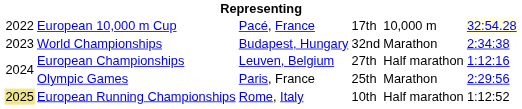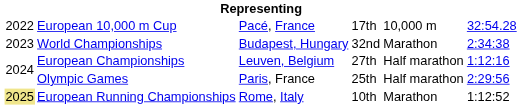(492, 26) lightyellow background -> (492, 26) no background
(410, 79) Marathon -> (423, 79) Half marathon
(423, 96) Half marathon -> (410, 96) Marathon
